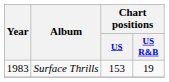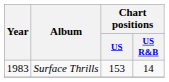(148, 68) 19 -> (148, 68) 14
